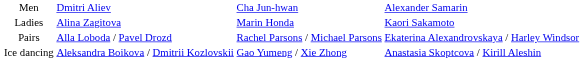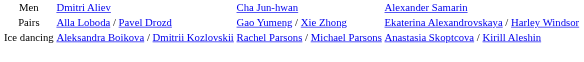- row: (29, 22)
(309, 37) Rachel Parsons / Michael Parsons -> (292, 22) Gao Yumeng / Xie Zhong
(292, 52) Gao Yumeng / Xie Zhong -> (309, 37) Rachel Parsons / Michael Parsons
